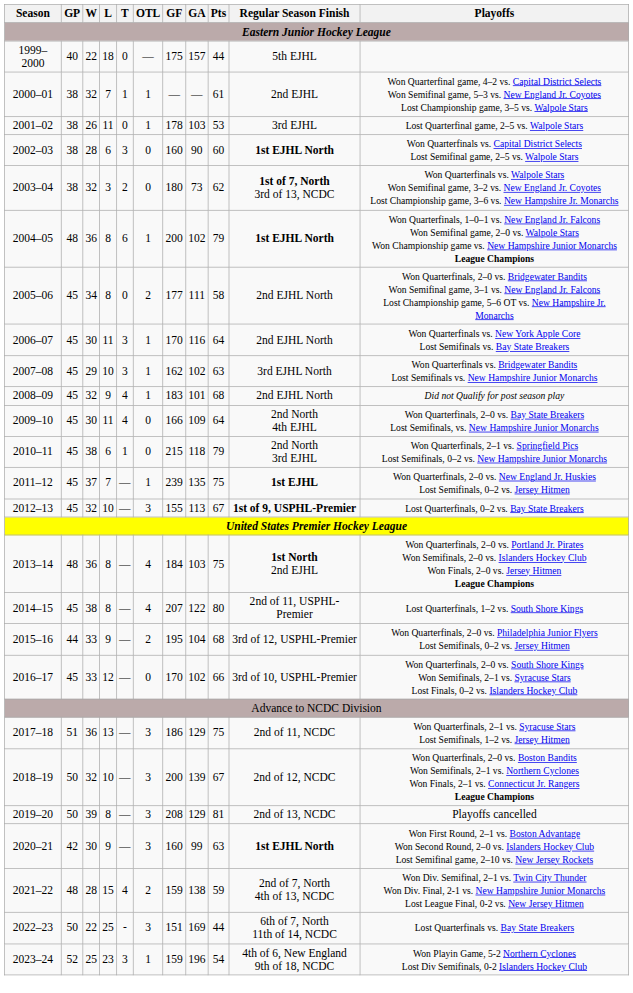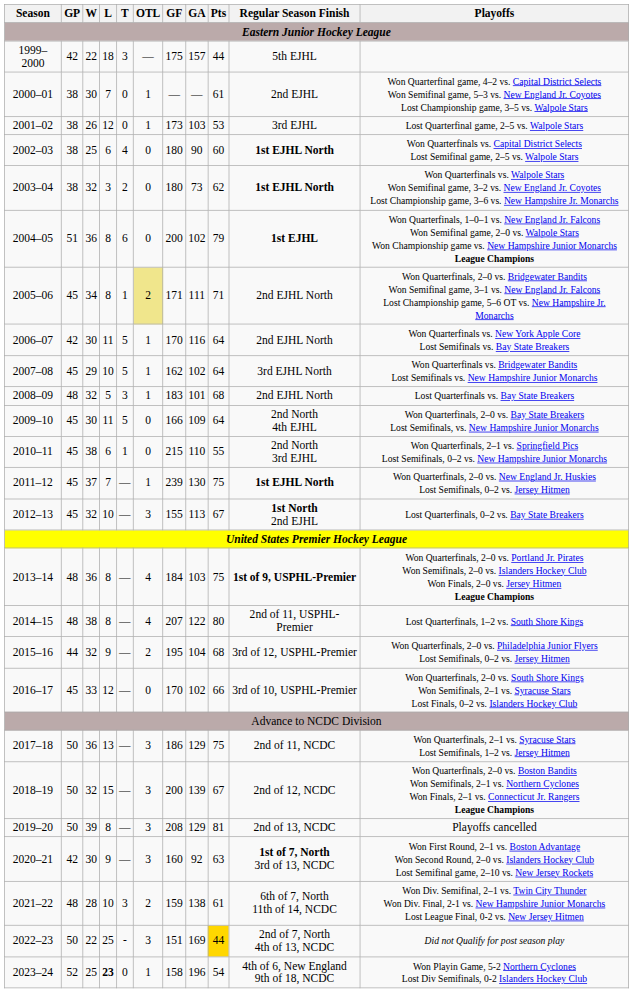(72, 56) 40 -> (72, 56) 42
(125, 56) 0 -> (125, 56) 3
(91, 94) 32 -> (91, 94) 30
(125, 94) 1 -> (125, 94) 0
(108, 125) 11 -> (108, 125) 12
(174, 125) 178 -> (174, 125) 173
(91, 150) 28 -> (91, 150) 25
(125, 150) 3 -> (125, 150) 4
(174, 150) 160 -> (174, 150) 180
(295, 188) 1st of 7, North 3rd of 13, NCDC -> (295, 188) 1st EJHL North
(72, 238) 48 -> (72, 238) 51
(148, 238) 1 -> (148, 238) 0
(295, 238) 1st EJHL North -> (295, 238) 1st EJHL
(125, 295) 0 -> (125, 295) 1
(148, 295) no background -> (148, 295) khaki background
(174, 295) 177 -> (174, 295) 171
(218, 295) 58 -> (218, 295) 71
(72, 340) 45 -> (72, 340) 42
(125, 340) 3 -> (125, 340) 5
(125, 371) 3 -> (125, 371) 5
(218, 371) 63 -> (218, 371) 64
(72, 396) 45 -> (72, 396) 48
(108, 396) 9 -> (108, 396) 5
(125, 396) 4 -> (125, 396) 3
(494, 396) Did not Qualify for post season play -> (494, 396) Lost Quarterfinals vs. Bay State Breakers
(125, 420) 4 -> (125, 420) 5
(197, 452) 118 -> (197, 452) 110
(218, 452) 79 -> (218, 452) 55
(197, 483) 135 -> (197, 483) 130
(295, 483) 1st EJHL -> (295, 483) 1st EJHL North
(295, 508) 1st of 9, USPHL-Premier -> (295, 514) 1st North 2nd EJHL
(295, 563) 1st North 2nd EJHL -> (295, 576) 1st of 9, USPHL-Premier
(72, 608) 45 -> (72, 621) 48
(91, 639) 33 -> (91, 652) 32
(72, 733) 51 -> (72, 746) 50
(108, 777) 10 -> (108, 790) 15
(197, 846) 99 -> (197, 859) 92
(295, 846) 1st EJHL North -> (295, 859) 1st of 7, North 3rd of 13, NCDC
(108, 890) 15 -> (108, 903) 10
(125, 890) 4 -> (125, 903) 3
(218, 890) 59 -> (218, 903) 61
(295, 890) 2nd of 7, North 4th of 13, NCDC -> (295, 903) 6th of 7, North 11th of 14, NCDC
(218, 928) no background -> (218, 941) gold background
(295, 928) 6th of 7, North 11th of 14, NCDC -> (295, 941) 2nd of 7, North 4th of 13, NCDC
(494, 928) Lost Quarterfinals vs. Bay State Breakers -> (494, 941) Did not Qualify for post season play
(108, 959) normal -> (108, 972) bold
(125, 959) 3 -> (125, 972) 0
(174, 959) 159 -> (174, 972) 158
